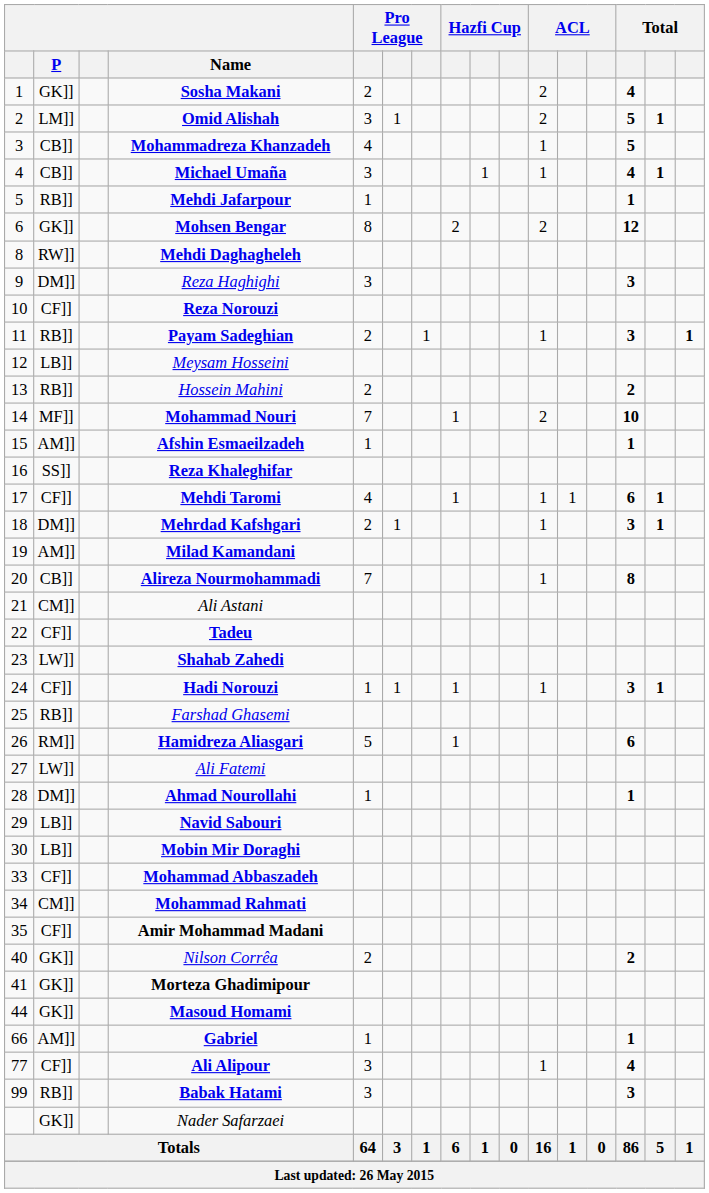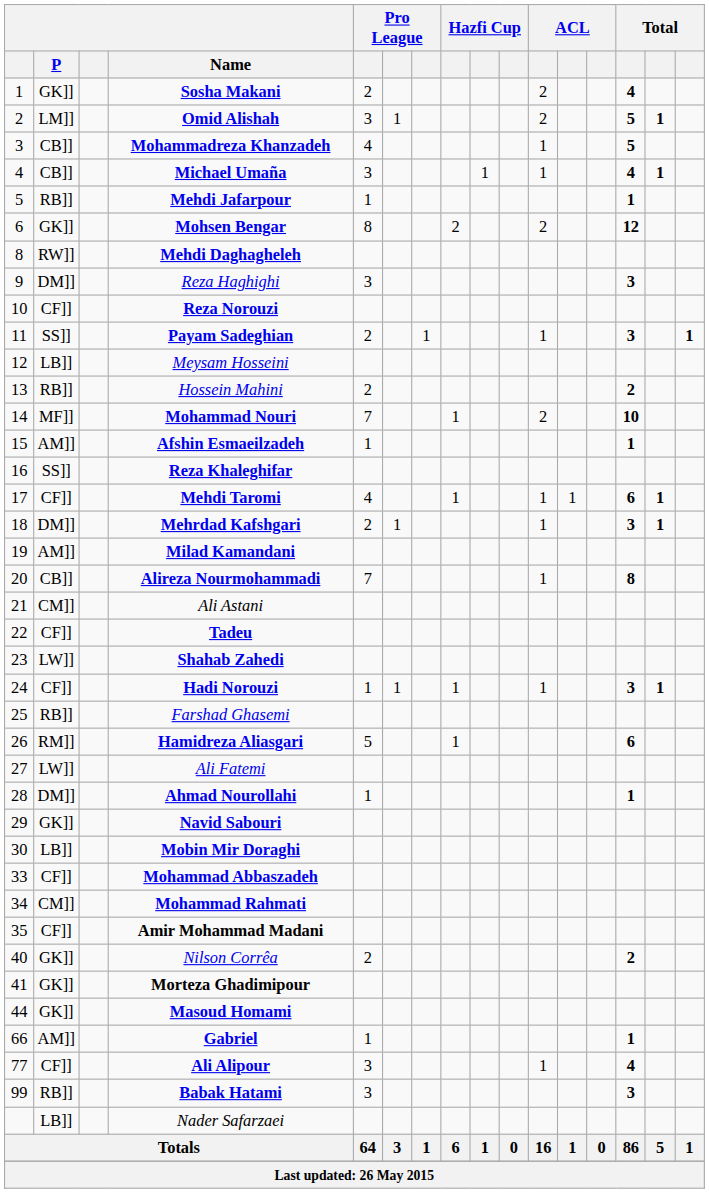(56, 335) RB]] -> (56, 335) SS]]
(56, 822) LB]] -> (56, 822) GK]]
(56, 1120) GK]] -> (56, 1120) LB]]
